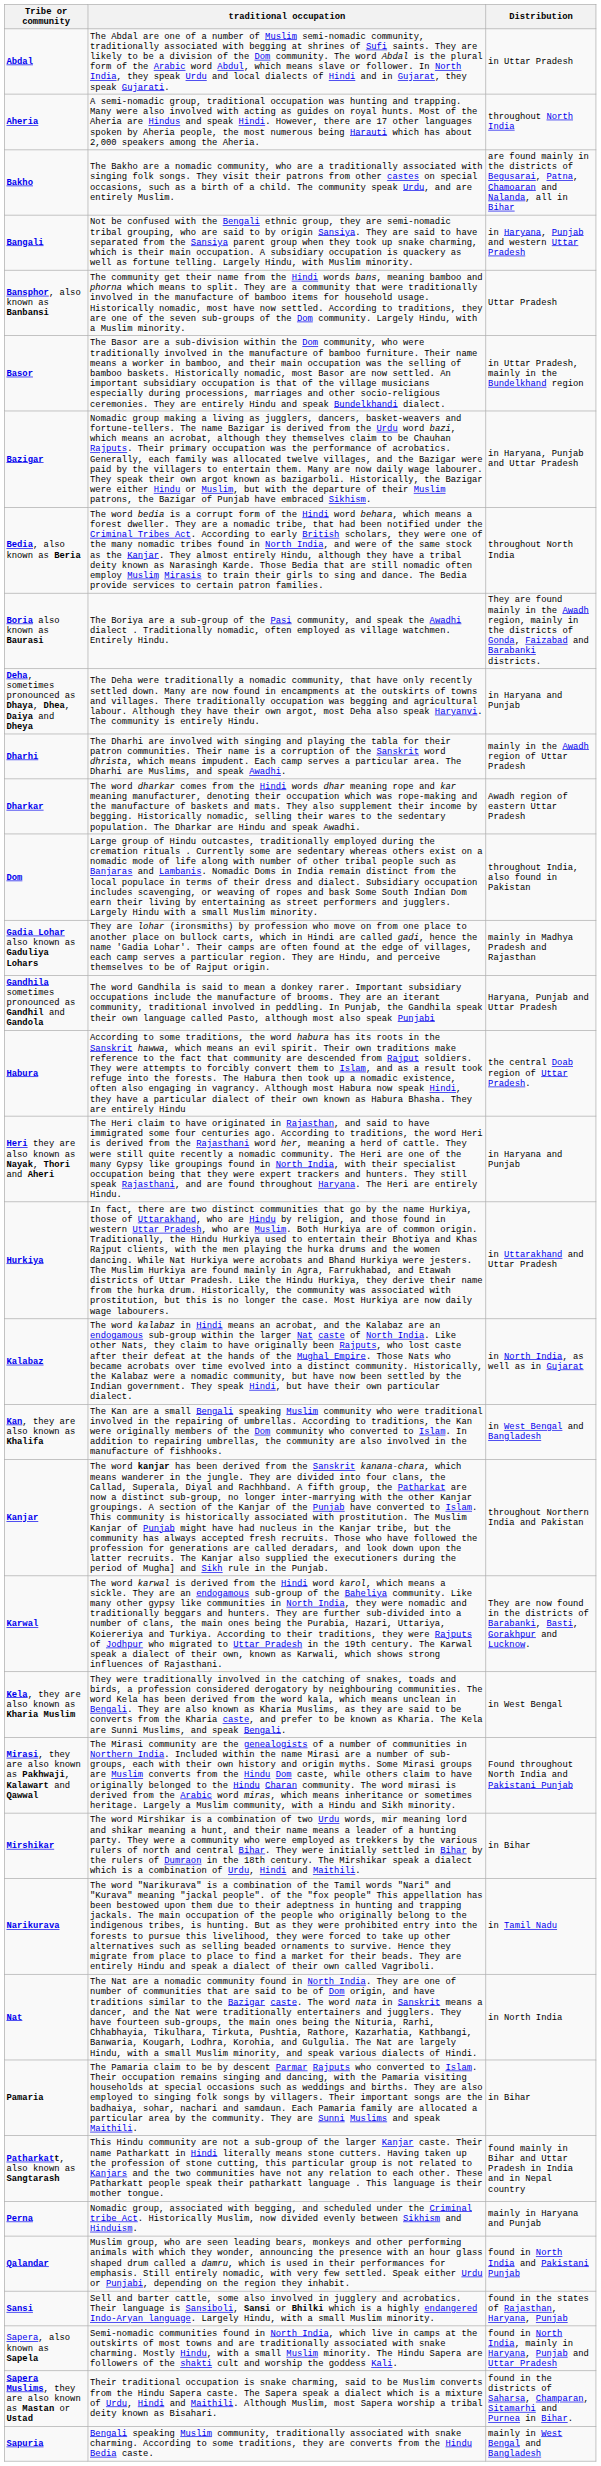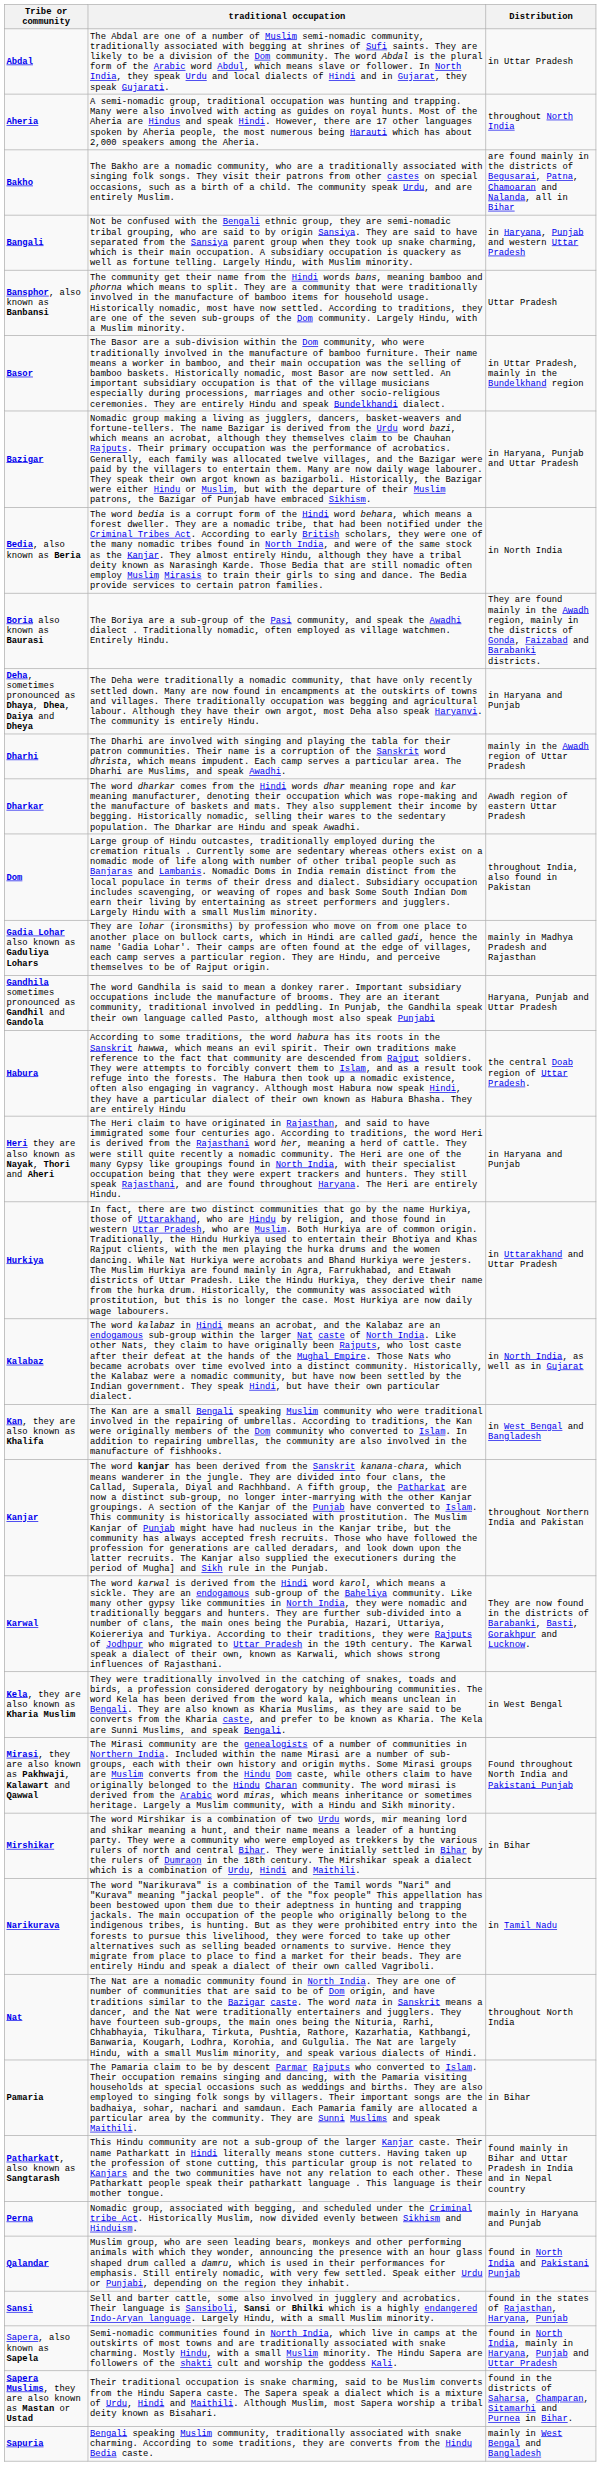(531, 550) throughout North India -> (525, 550) in North India
(525, 2017) in North India -> (531, 2017) throughout North India
